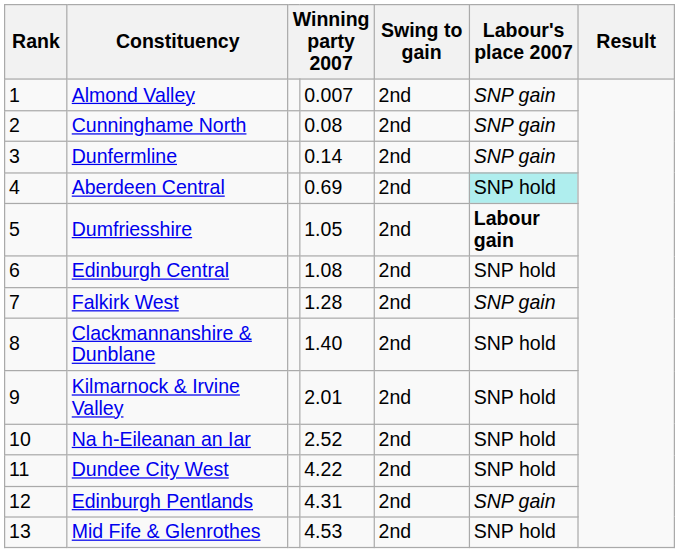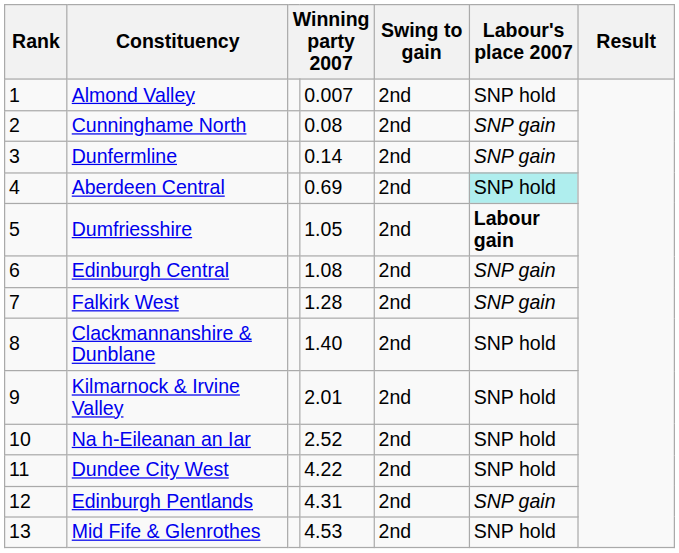(515, 94) SNP gain -> (515, 94) SNP hold
(515, 271) SNP hold -> (515, 271) SNP gain
